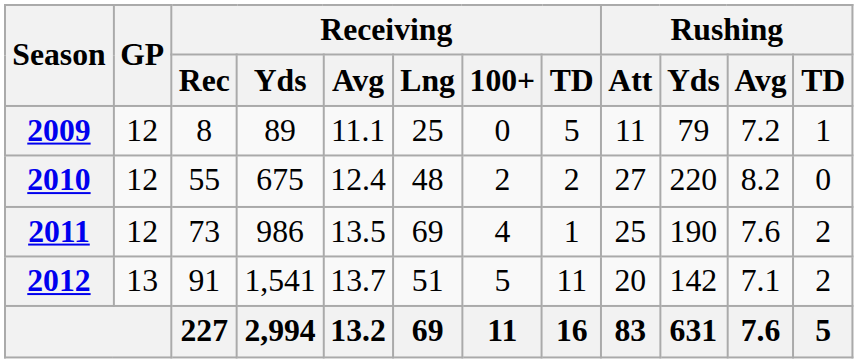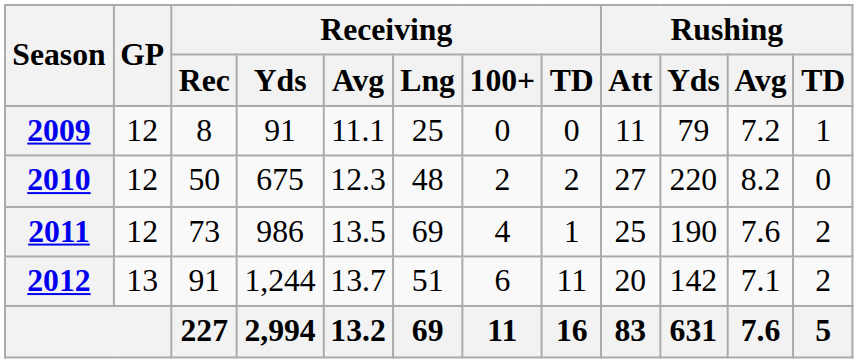(280, 130) 89 -> (280, 130) 91
(572, 130) 5 -> (572, 130) 0
(204, 180) 55 -> (204, 180) 50
(358, 180) 12.4 -> (358, 180) 12.3
(280, 280) 1,541 -> (280, 280) 1,244
(502, 280) 5 -> (502, 280) 6
